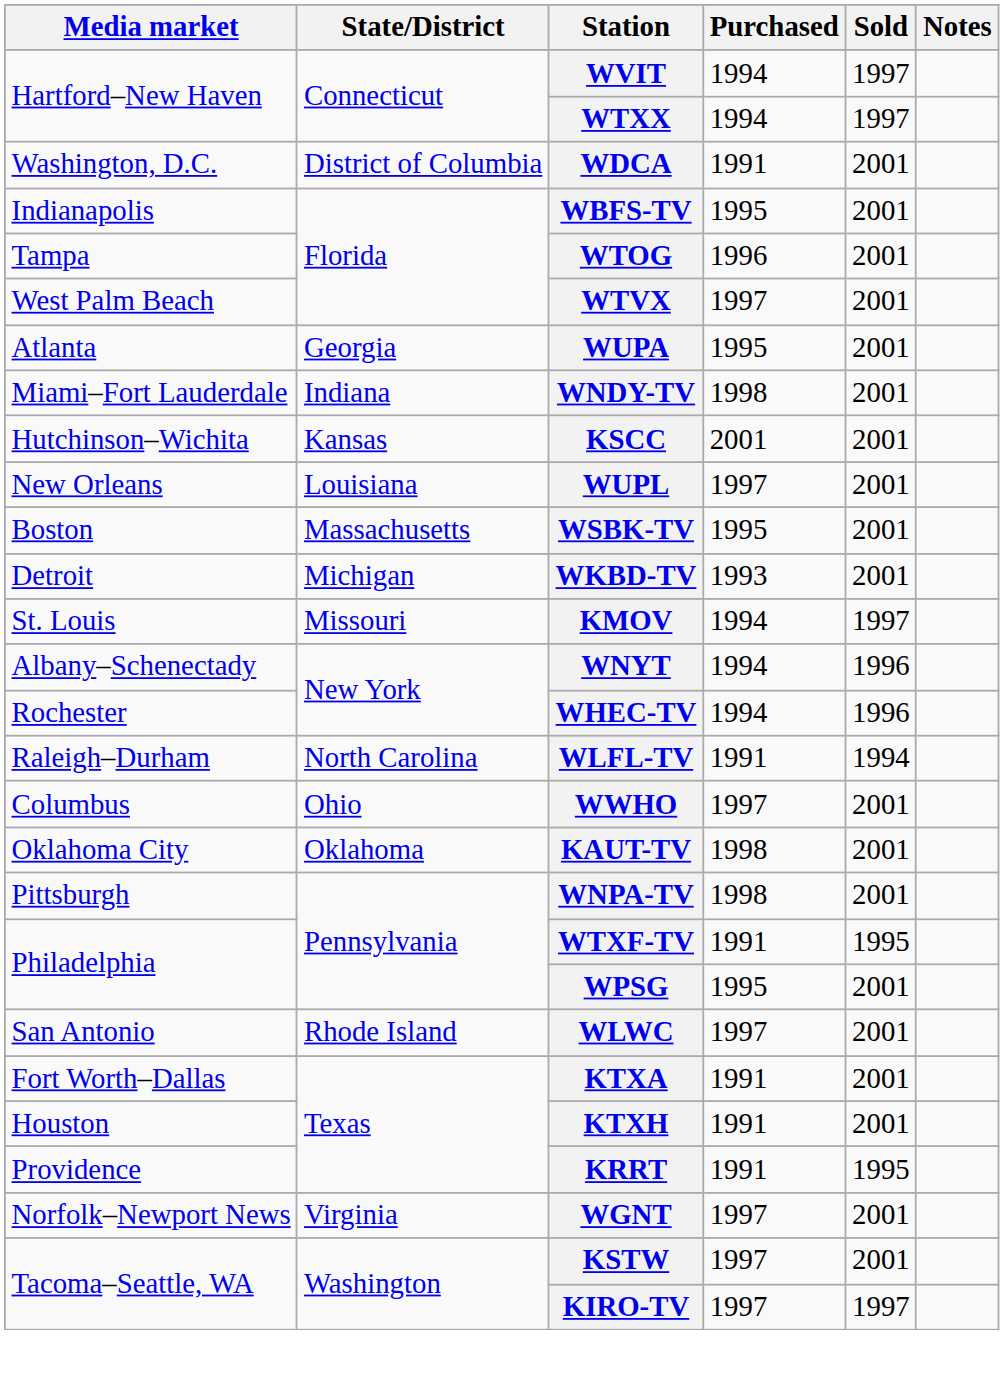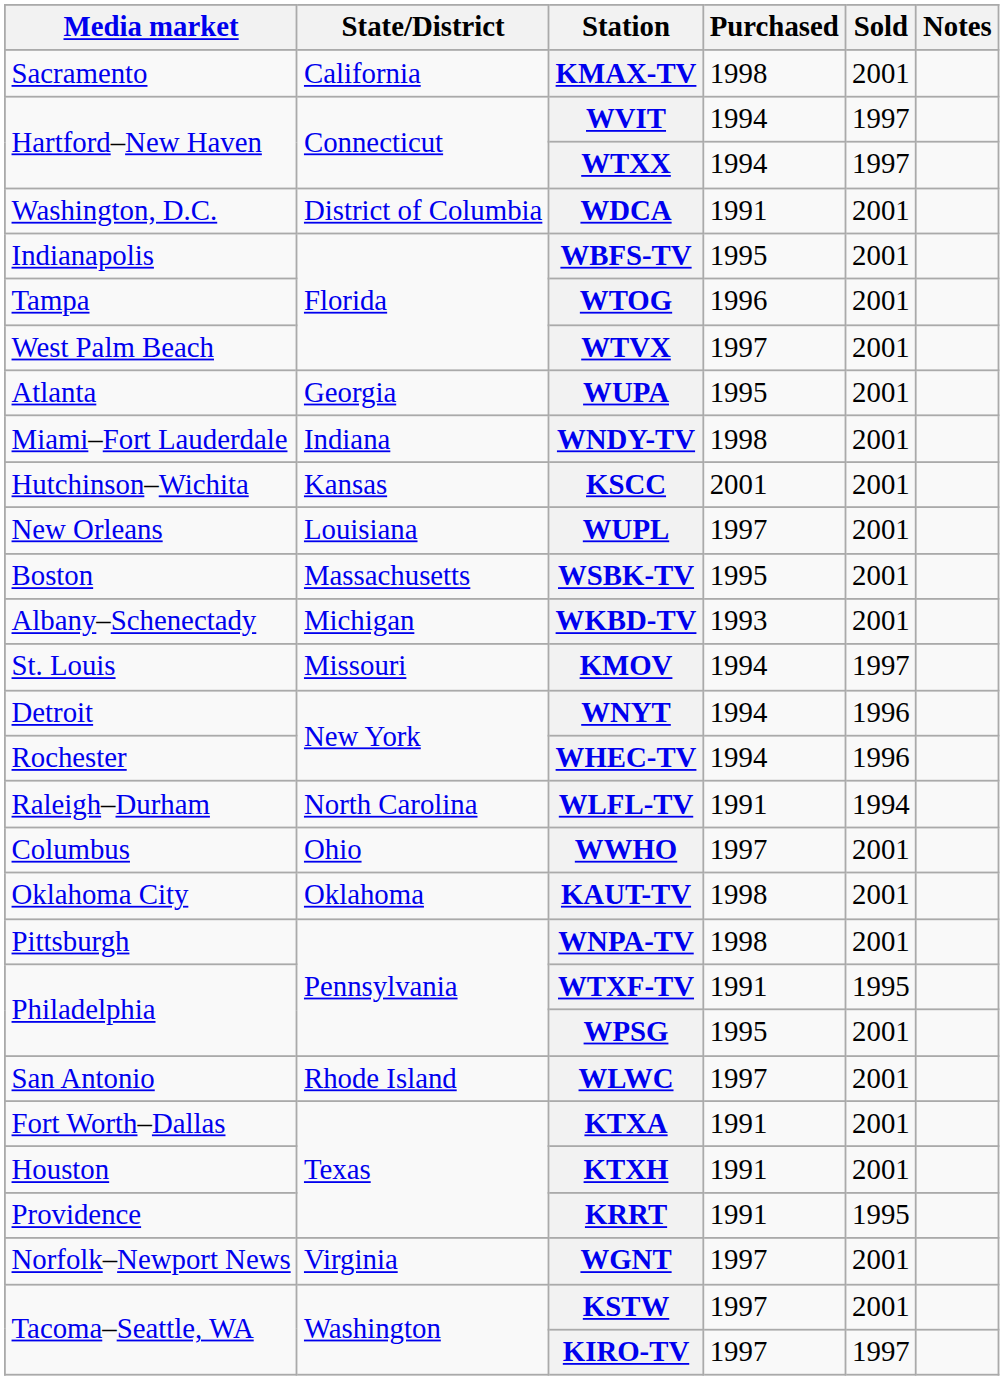+ row: (626, 73)
(52, 575) Detroit -> (134, 621) Albany–Schenectady
(134, 666) Albany–Schenectady -> (52, 712) Detroit
